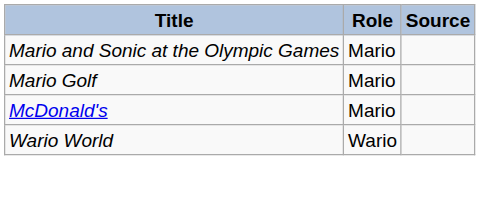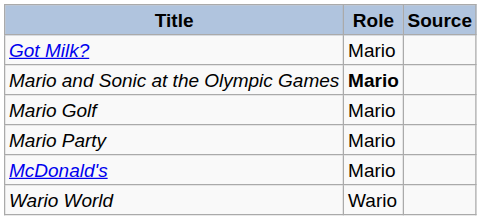+ row: (49, 50)
(372, 50) normal -> (373, 80) bold
+ row: (58, 140)
